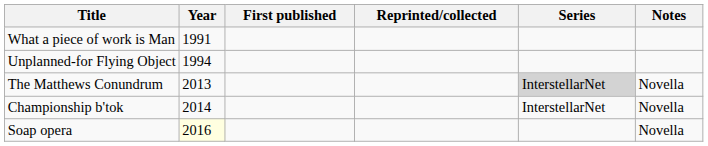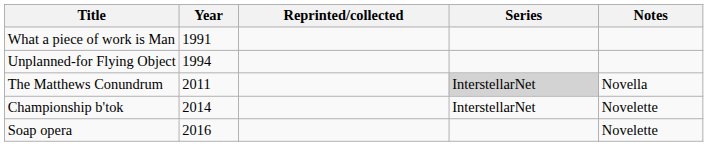- column: (290, 15)
(197, 84) 2013 -> (197, 84) 2011
(661, 107) Novella -> (630, 107) Novelette
(197, 130) lightyellow background -> (197, 130) no background
(661, 130) Novella -> (630, 130) Novelette
